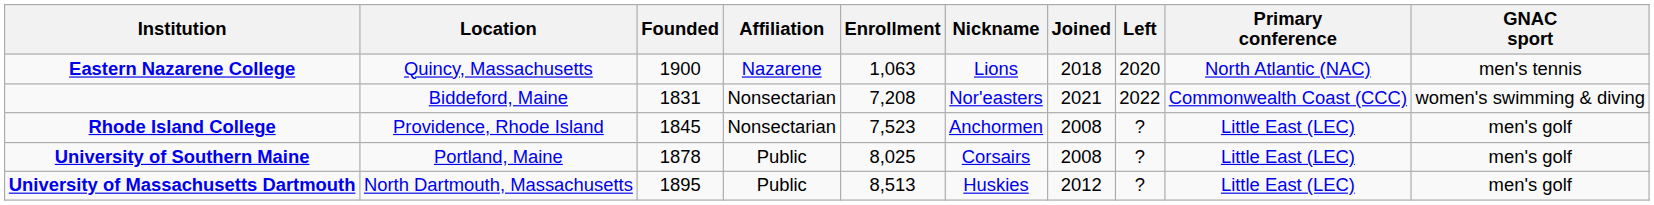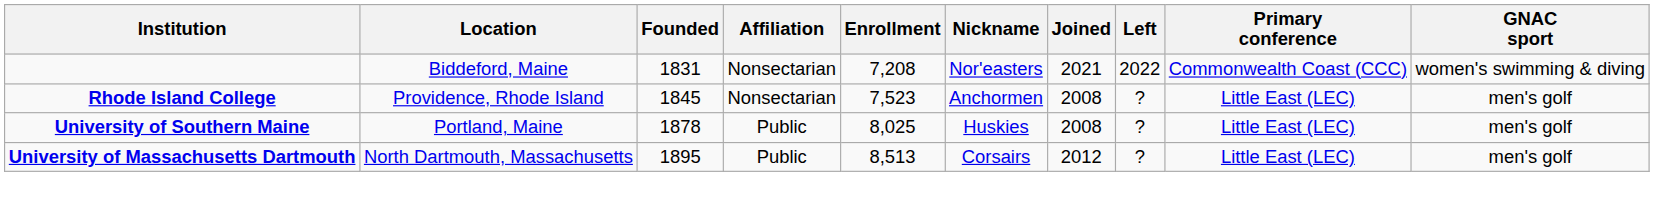- row: (182, 68)
(996, 156) Corsairs -> (996, 127) Huskies
(996, 185) Huskies -> (996, 156) Corsairs
